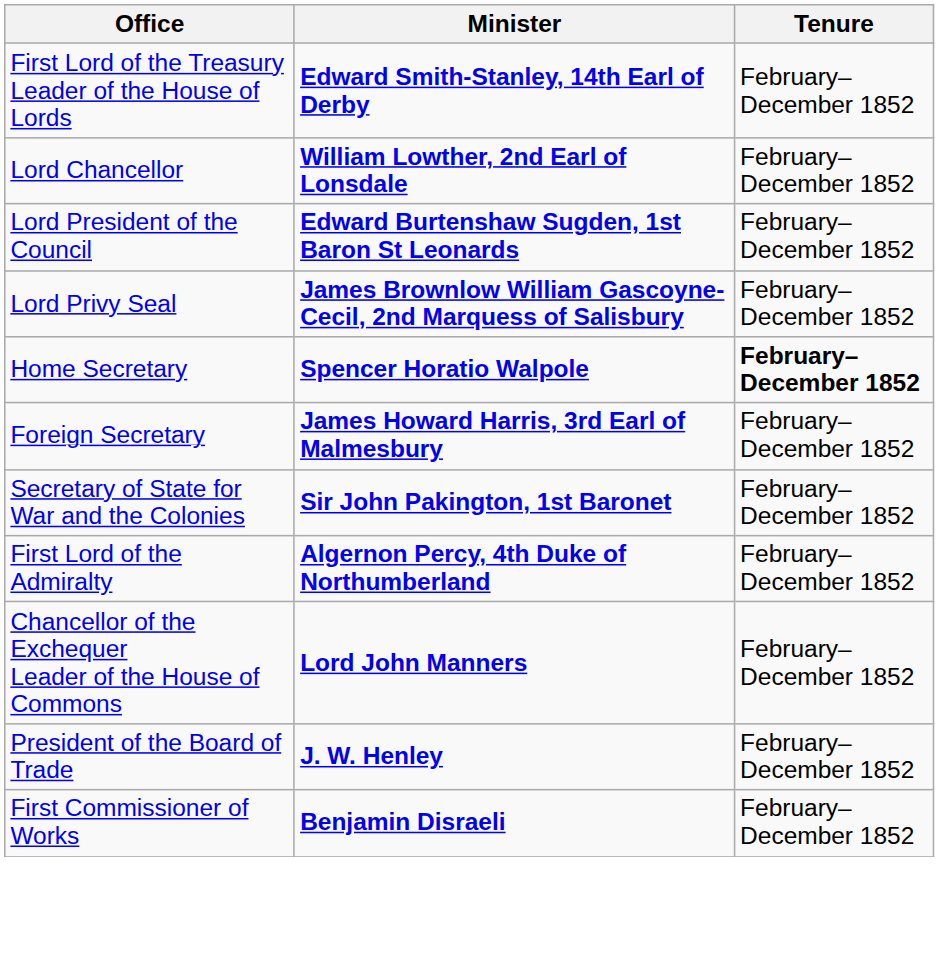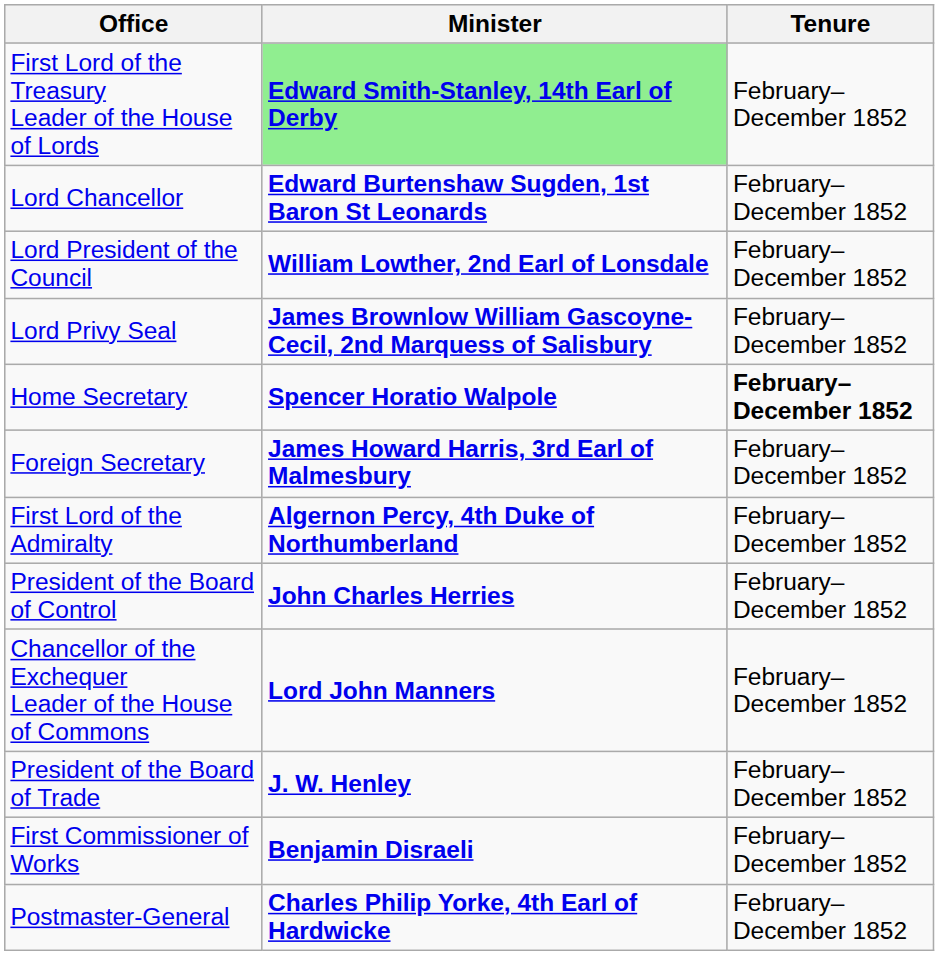(502, 90) no background -> (470, 104) lightgreen background
(463, 170) William Lowther, 2nd Earl of Lonsdale -> (458, 197) Edward Burtenshaw Sugden, 1st Baron St Leonards
(491, 236) Edward Burtenshaw Sugden, 1st Baron St Leonards -> (488, 264) William Lowther, 2nd Earl of Lonsdale
- row: (128, 502)
+ row: (132, 596)
+ row: (120, 916)
